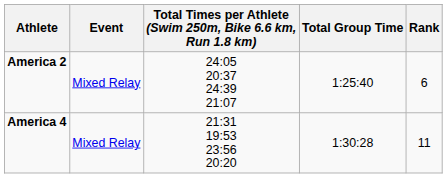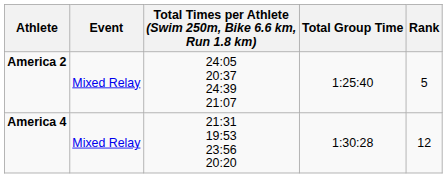(424, 82) 6 -> (424, 82) 5
(424, 143) 11 -> (424, 143) 12
